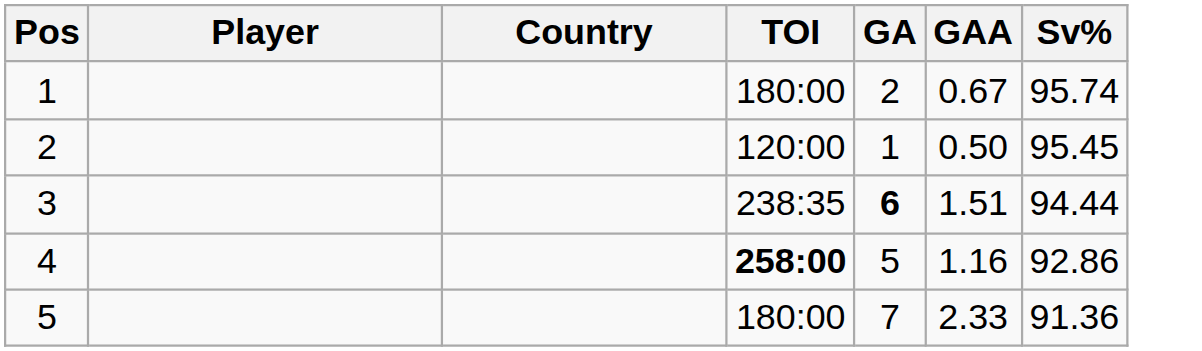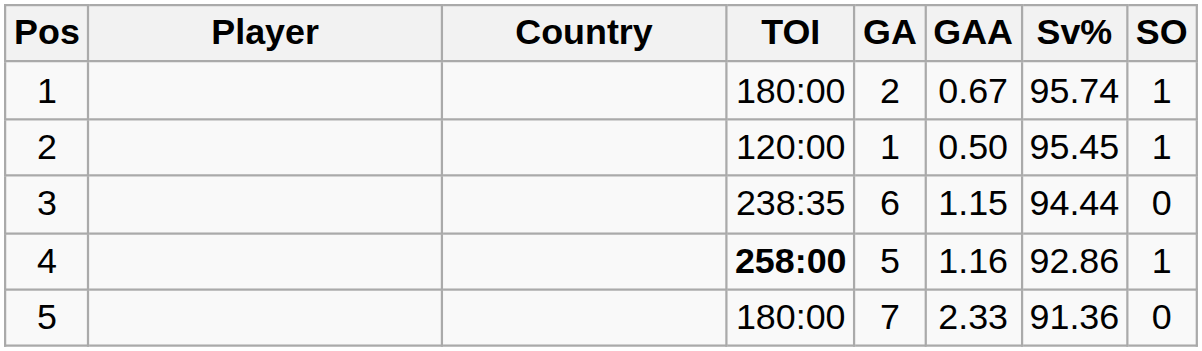+ column: (1162, 32)
(890, 203) bold -> (890, 203) normal
(973, 203) 1.51 -> (973, 203) 1.15
